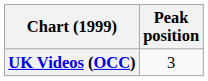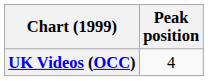(171, 62) 3 -> (171, 62) 4
